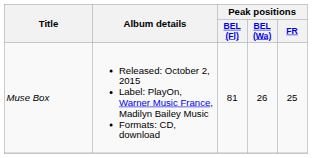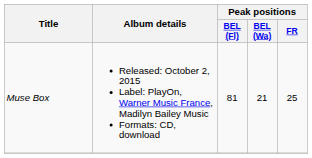(262, 97) 26 -> (262, 97) 21
